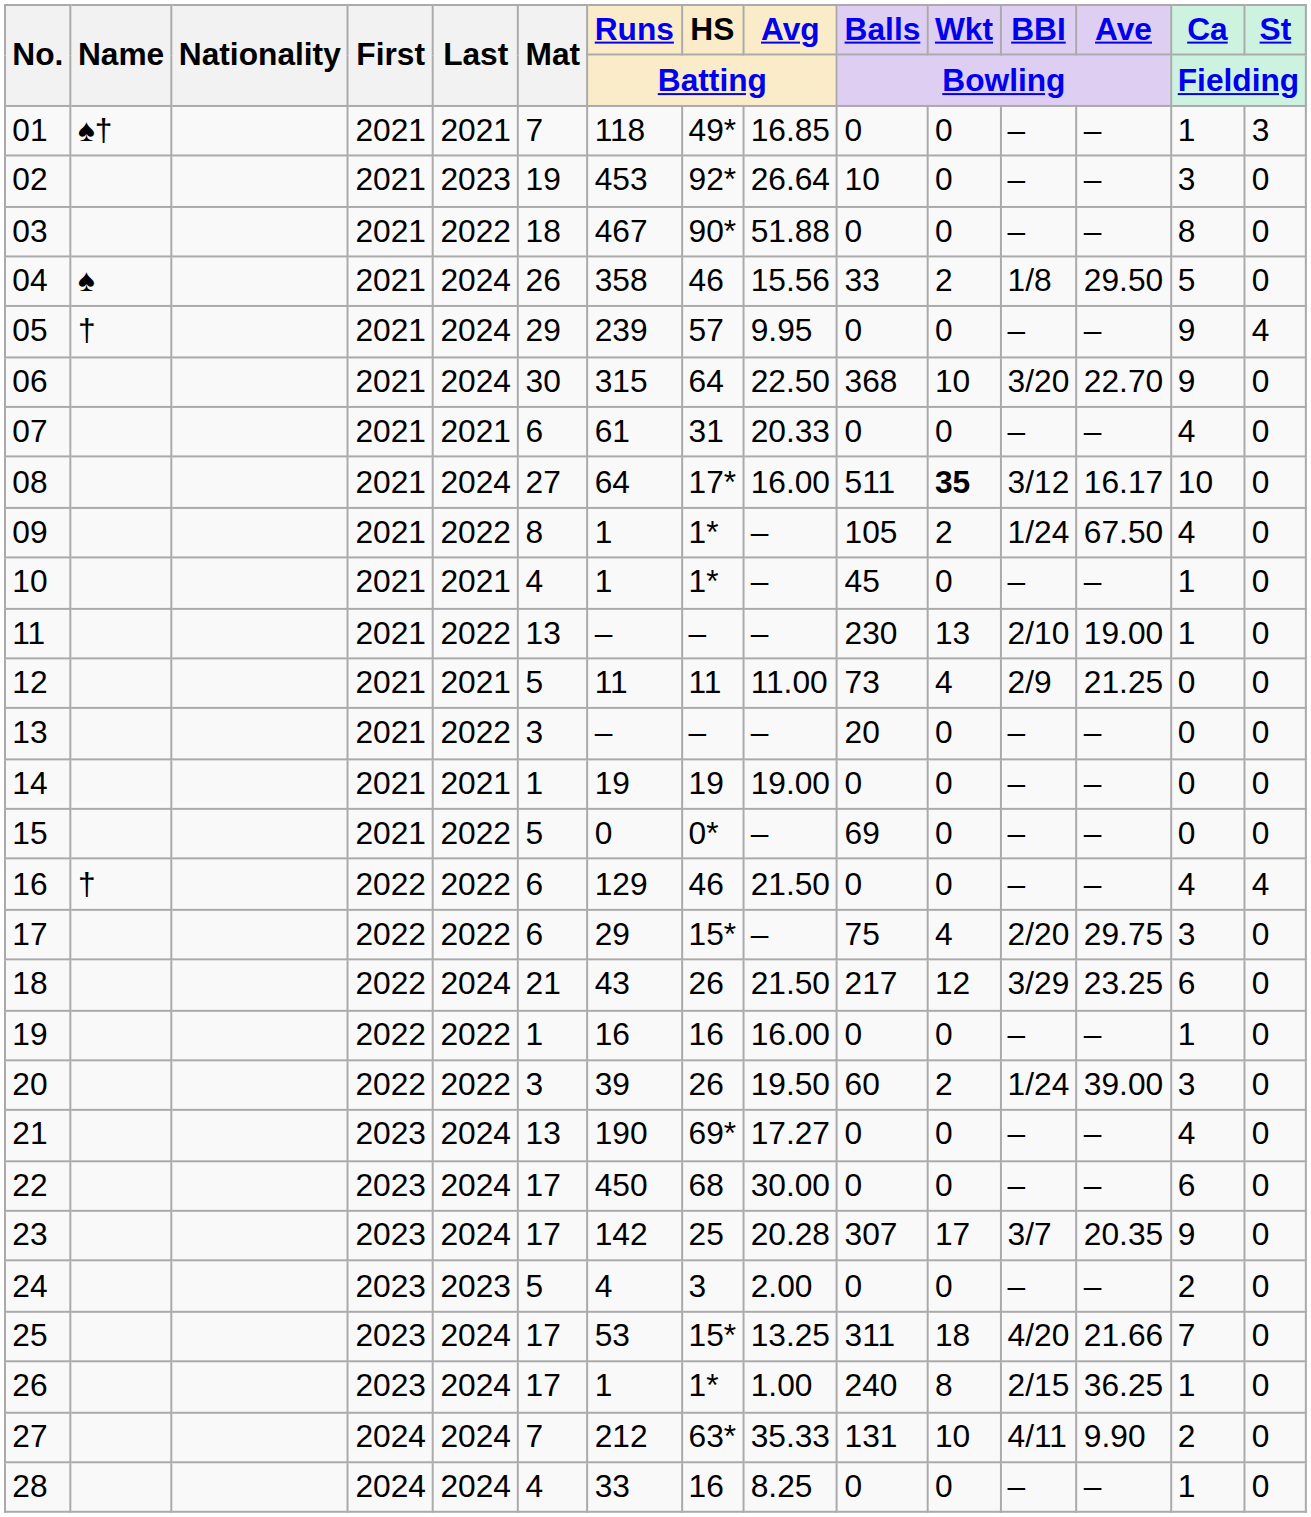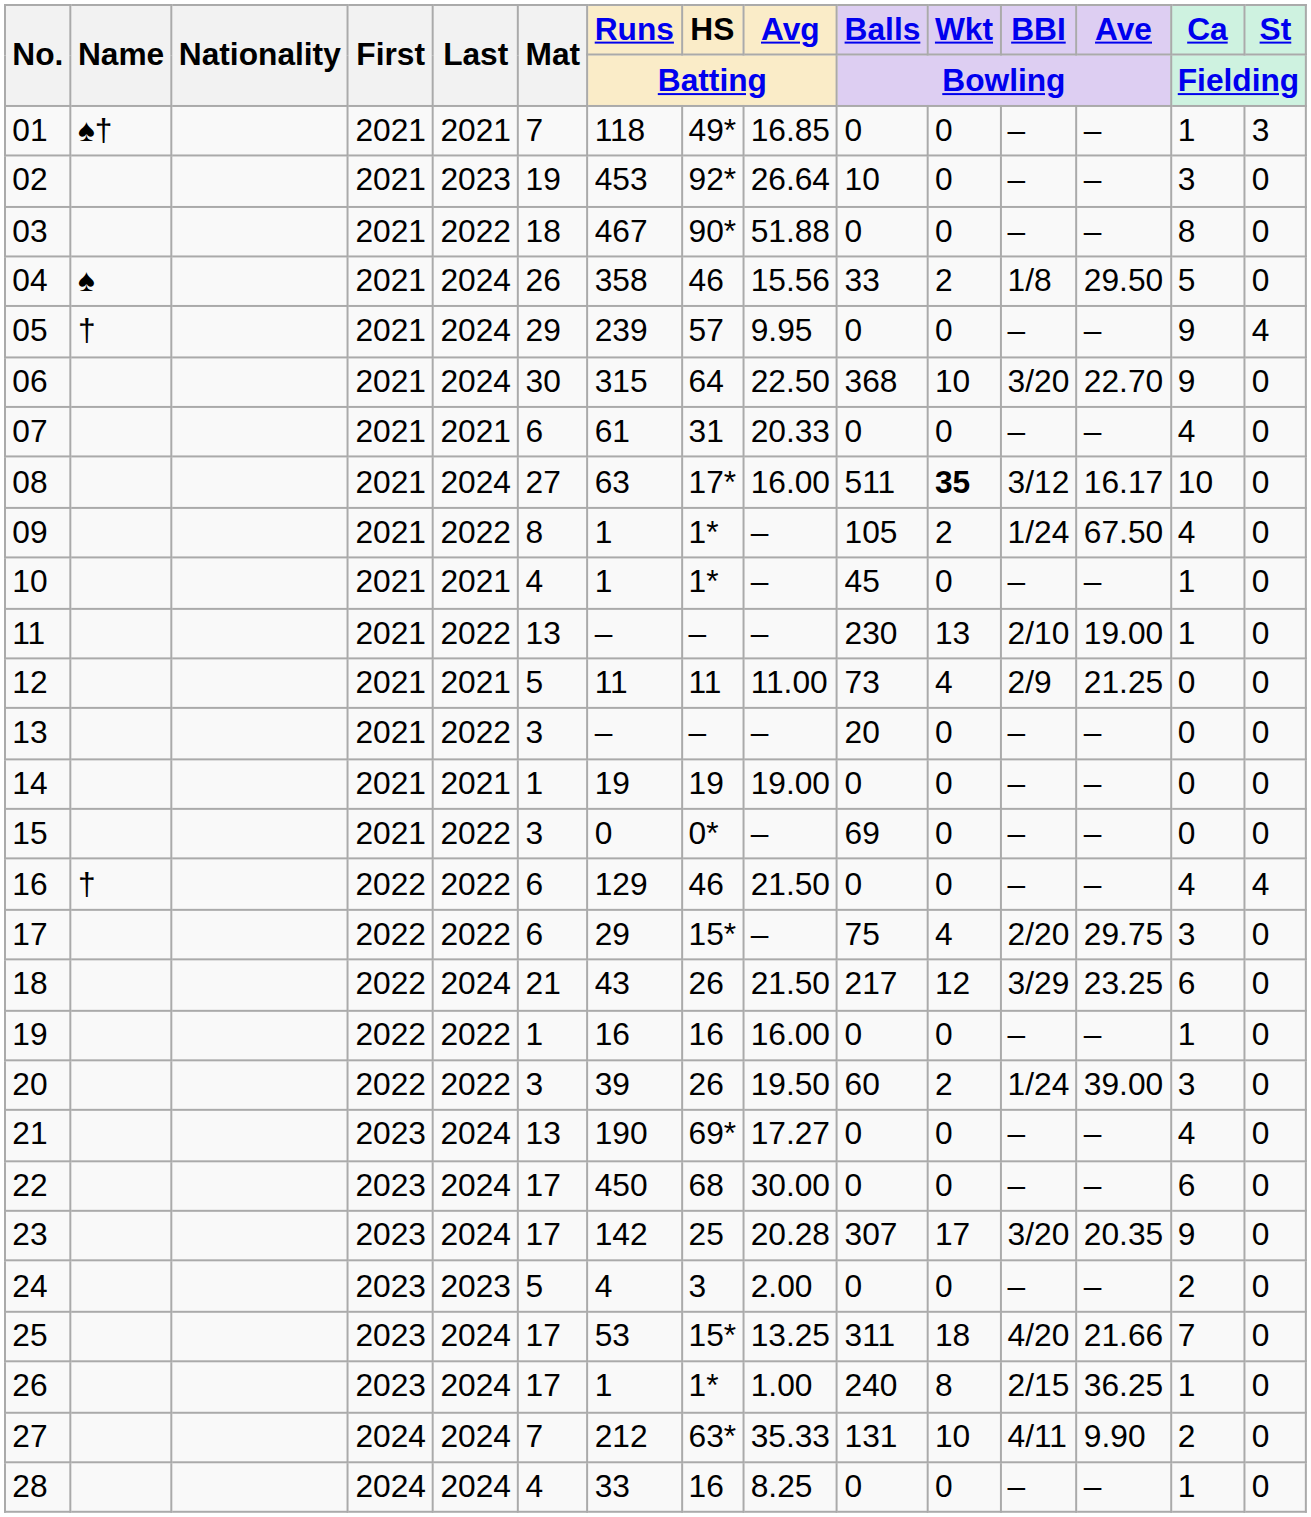(612, 481) 64 -> (612, 481) 63
(534, 833) 5 -> (534, 833) 3
(1030, 1235) 3/7 -> (1038, 1235) 3/20
